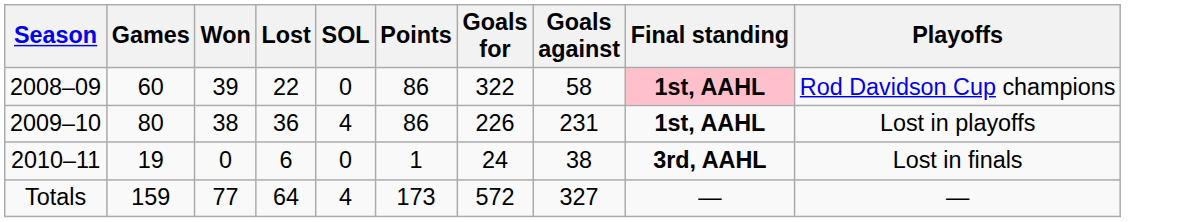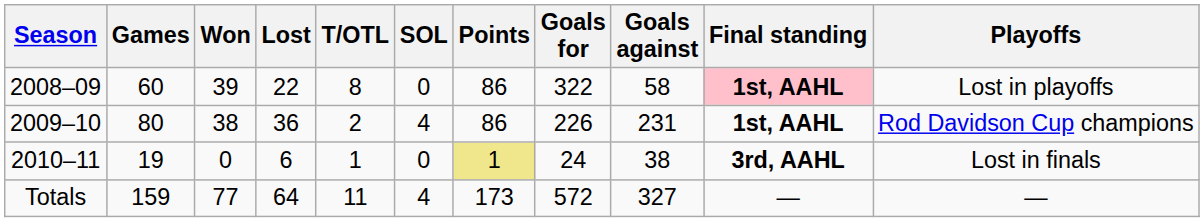+ column: (355, 36)
(958, 86) Rod Davidson Cup champions -> (1036, 86) Lost in playoffs
(958, 123) Lost in playoffs -> (1036, 123) Rod Davidson Cup champions
(416, 160) no background -> (494, 160) khaki background
